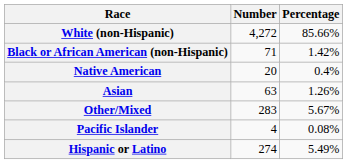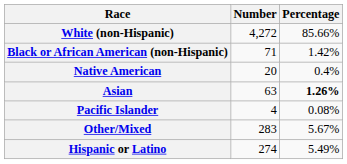(324, 91) normal -> (323, 91) bold
rows swapped: (118, 129) <-> (118, 110)
